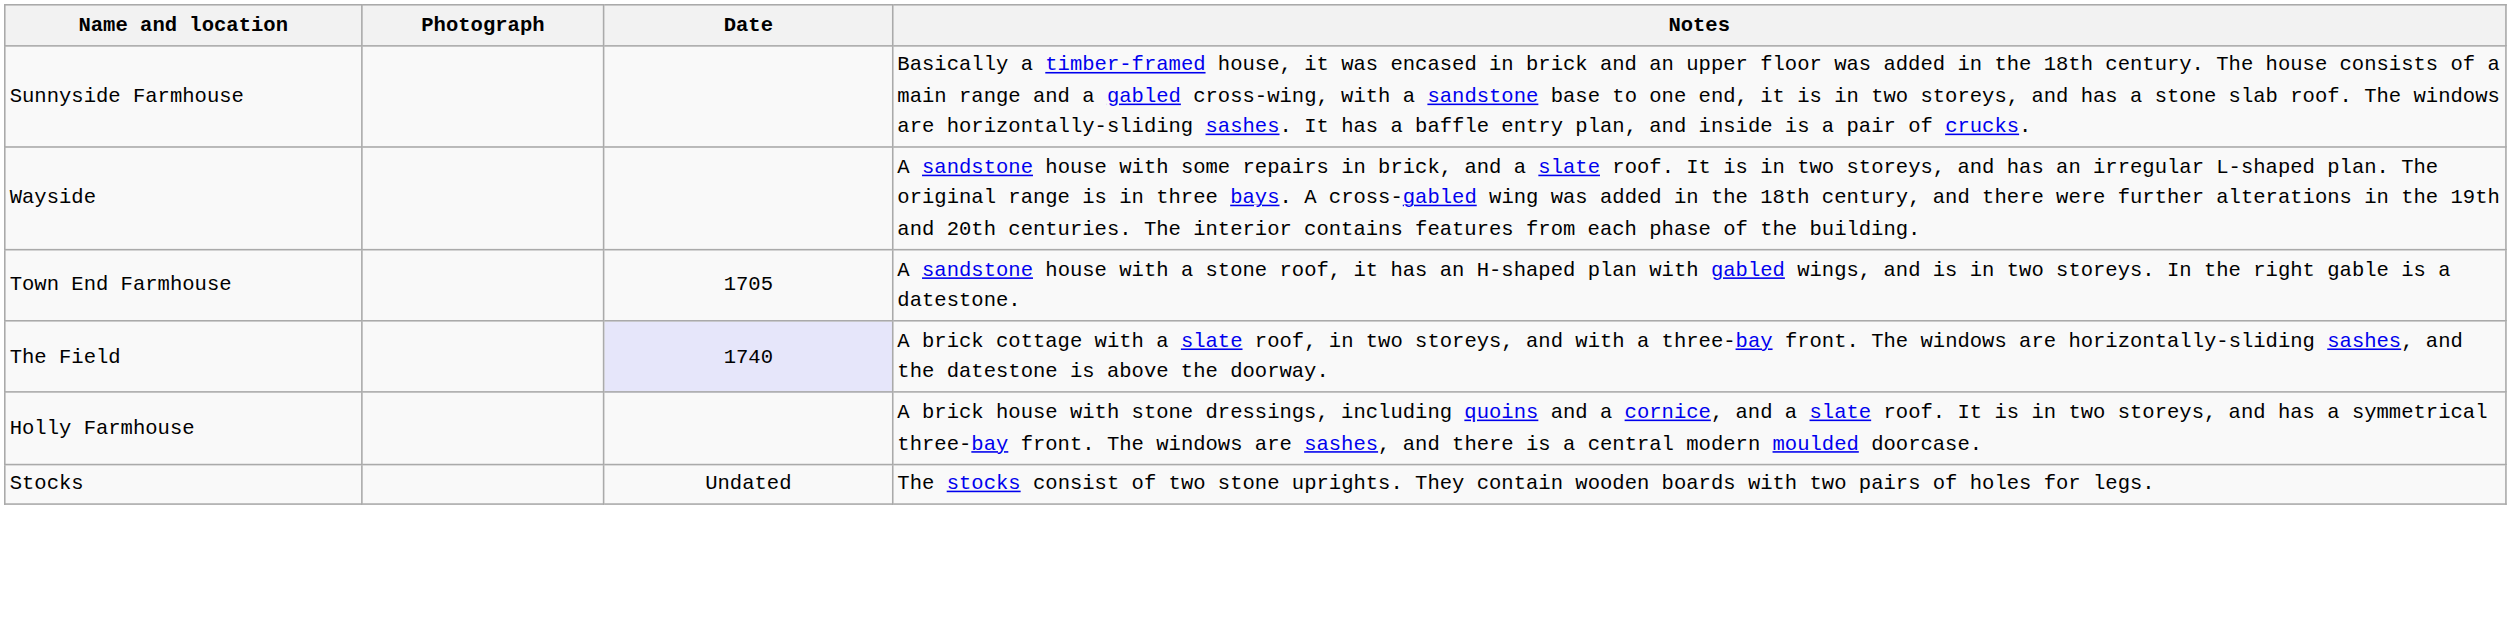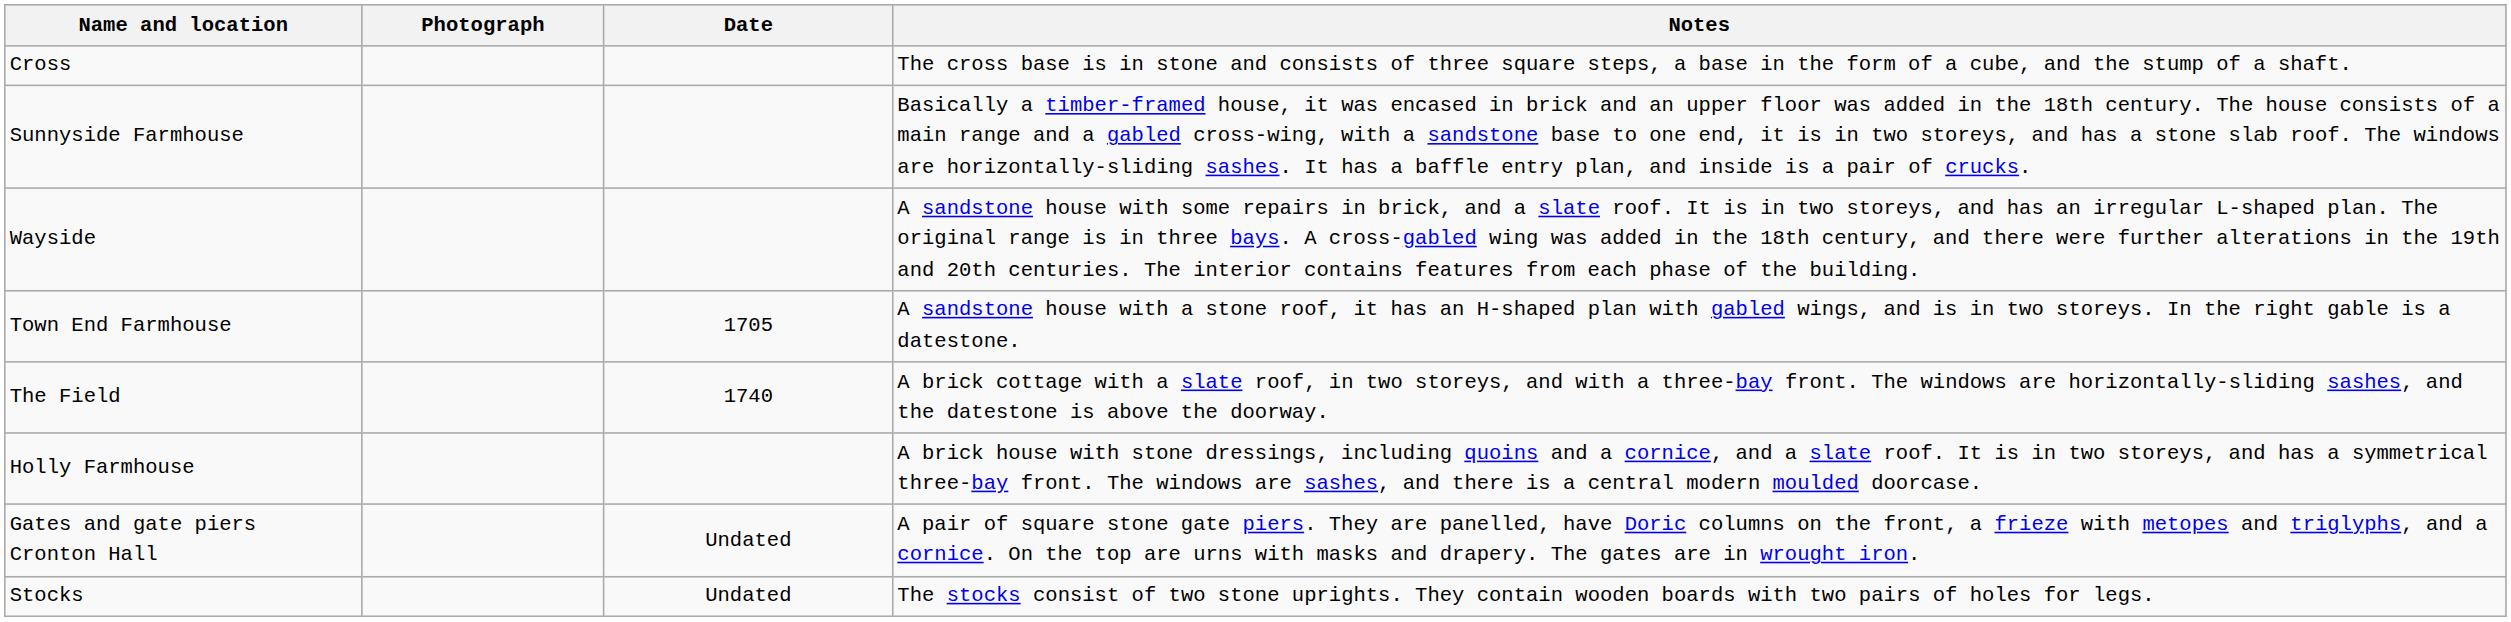+ row: (41, 65)
(748, 356) lavender background -> (748, 397) no background
+ row: (133, 540)
